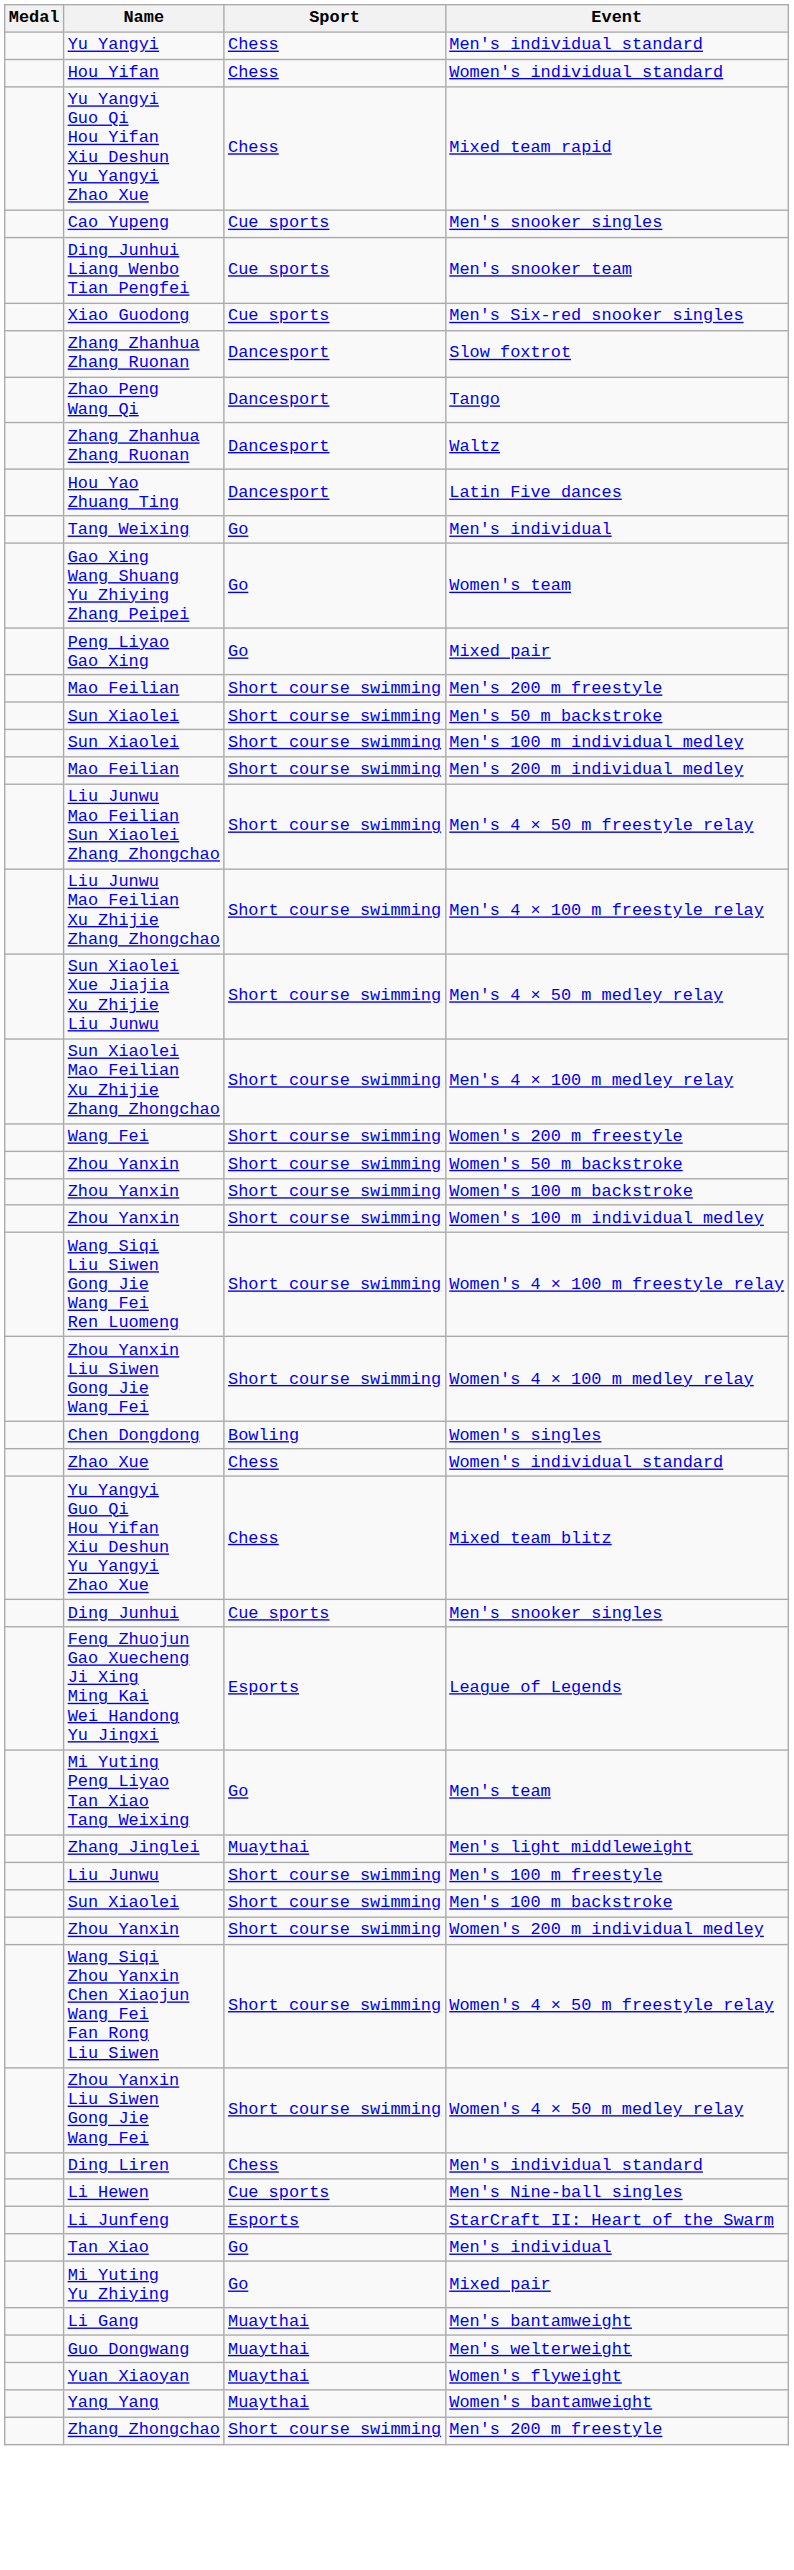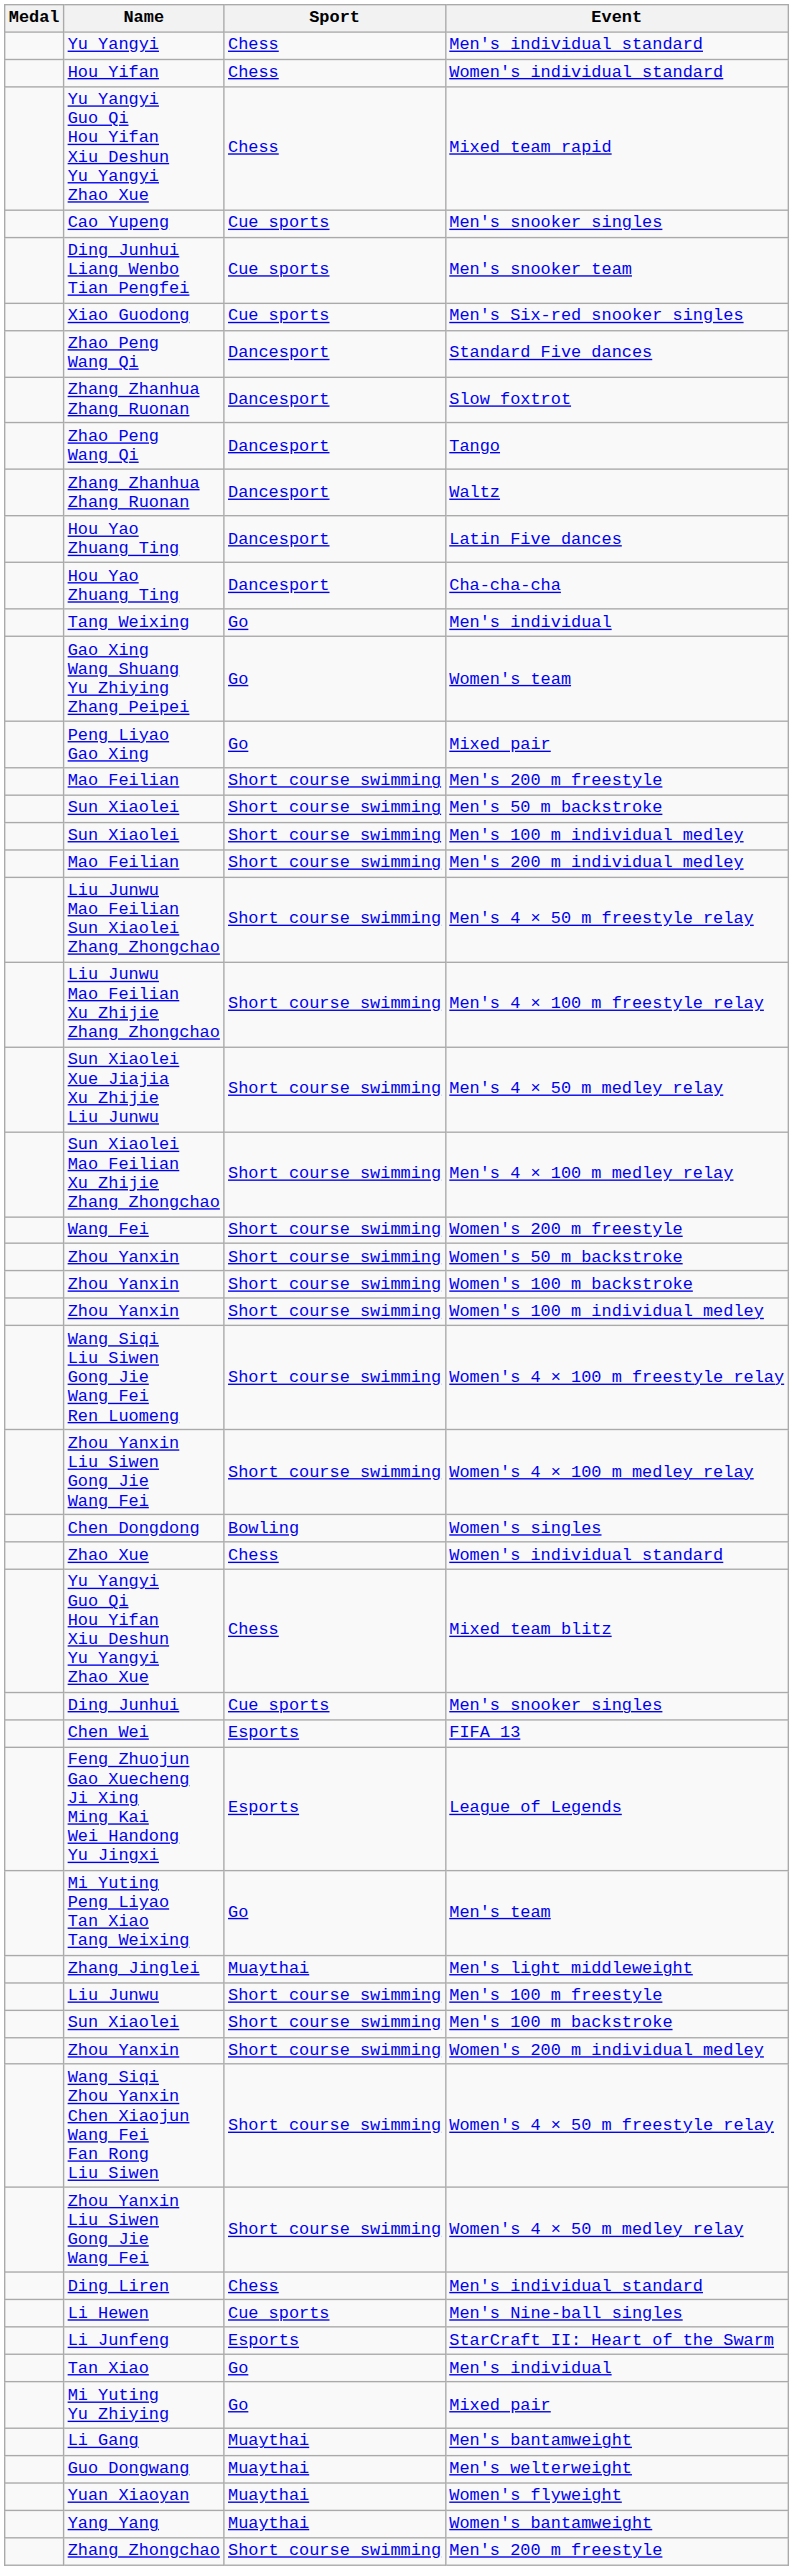+ row: (113, 354)
+ row: (123, 586)
+ row: (108, 1734)
